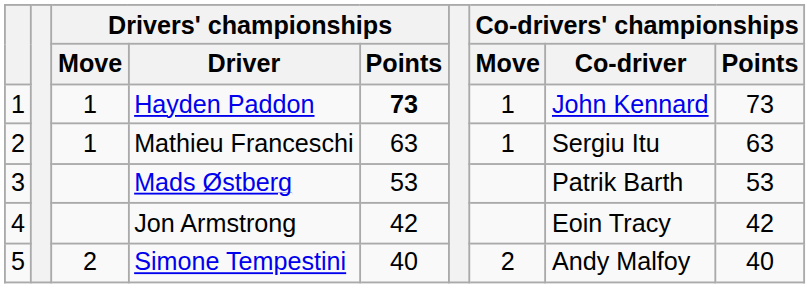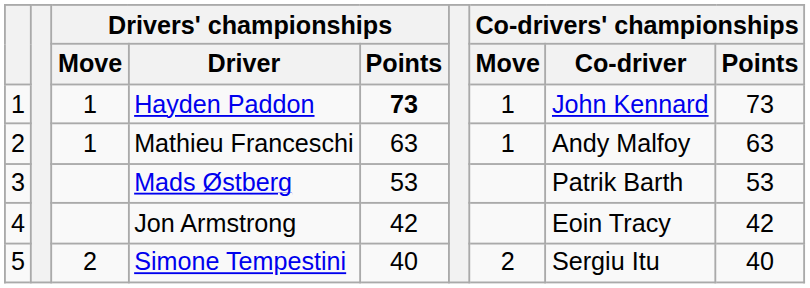(606, 143) Sergiu Itu -> (621, 143) Andy Malfoy
(621, 262) Andy Malfoy -> (606, 262) Sergiu Itu
